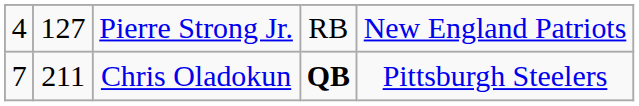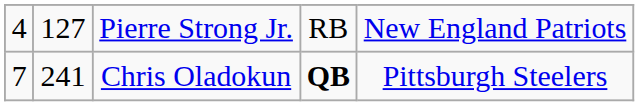(63, 75) 211 -> (63, 75) 241
